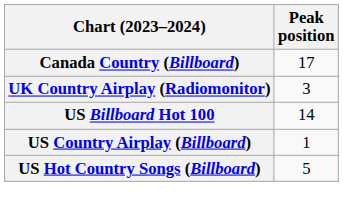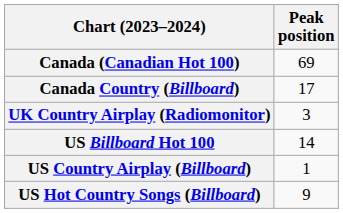+ row: (139, 62)
(306, 168) 5 -> (306, 194) 9
